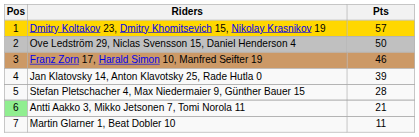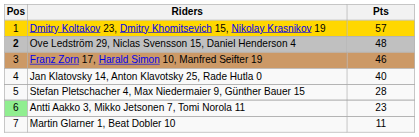(16, 44) normal -> (16, 44) bold
(381, 44) 50 -> (381, 44) 48
(381, 76) 39 -> (381, 76) 40
(381, 108) 21 -> (381, 108) 23
